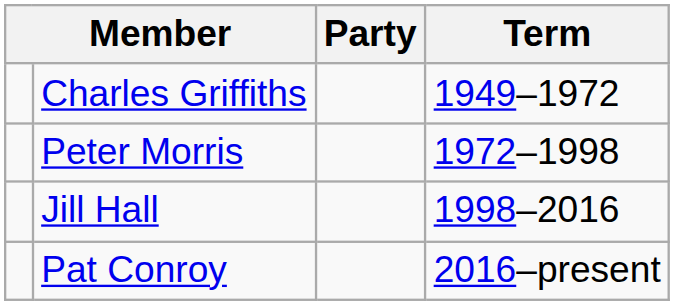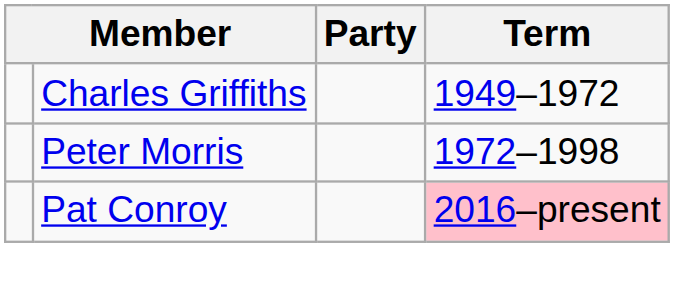- row: (100, 210)
(547, 269) no background -> (547, 210) pink background
